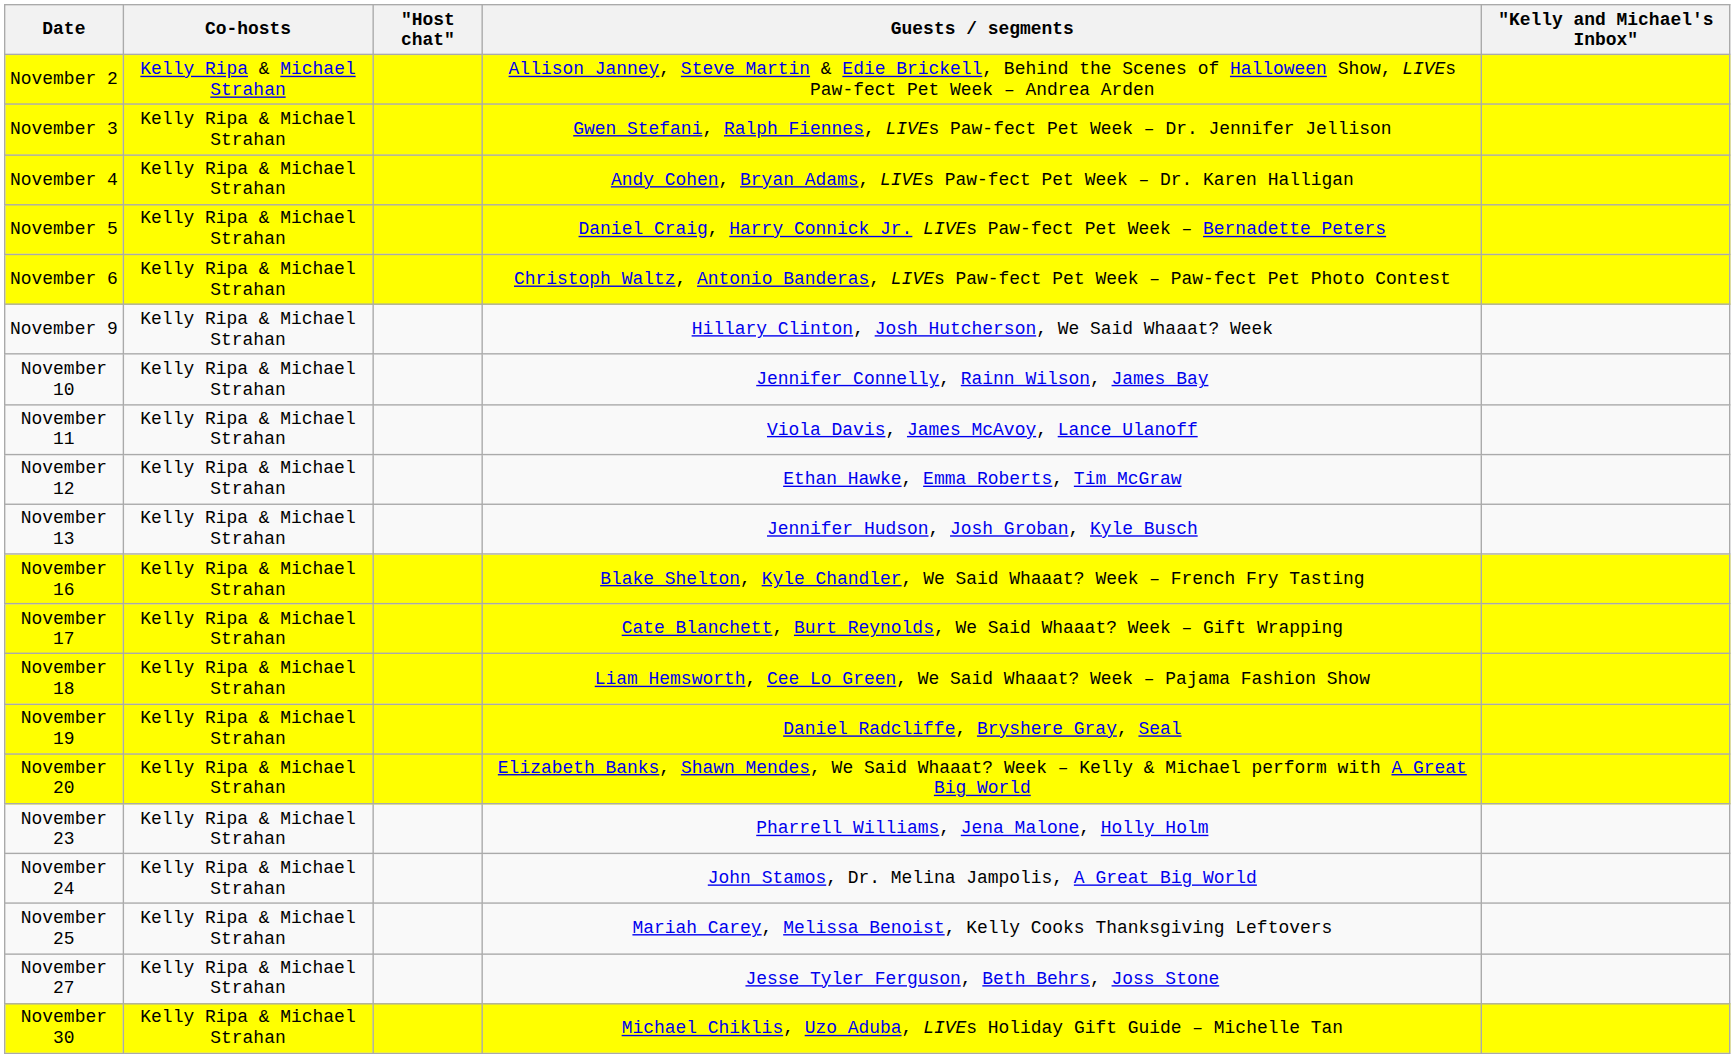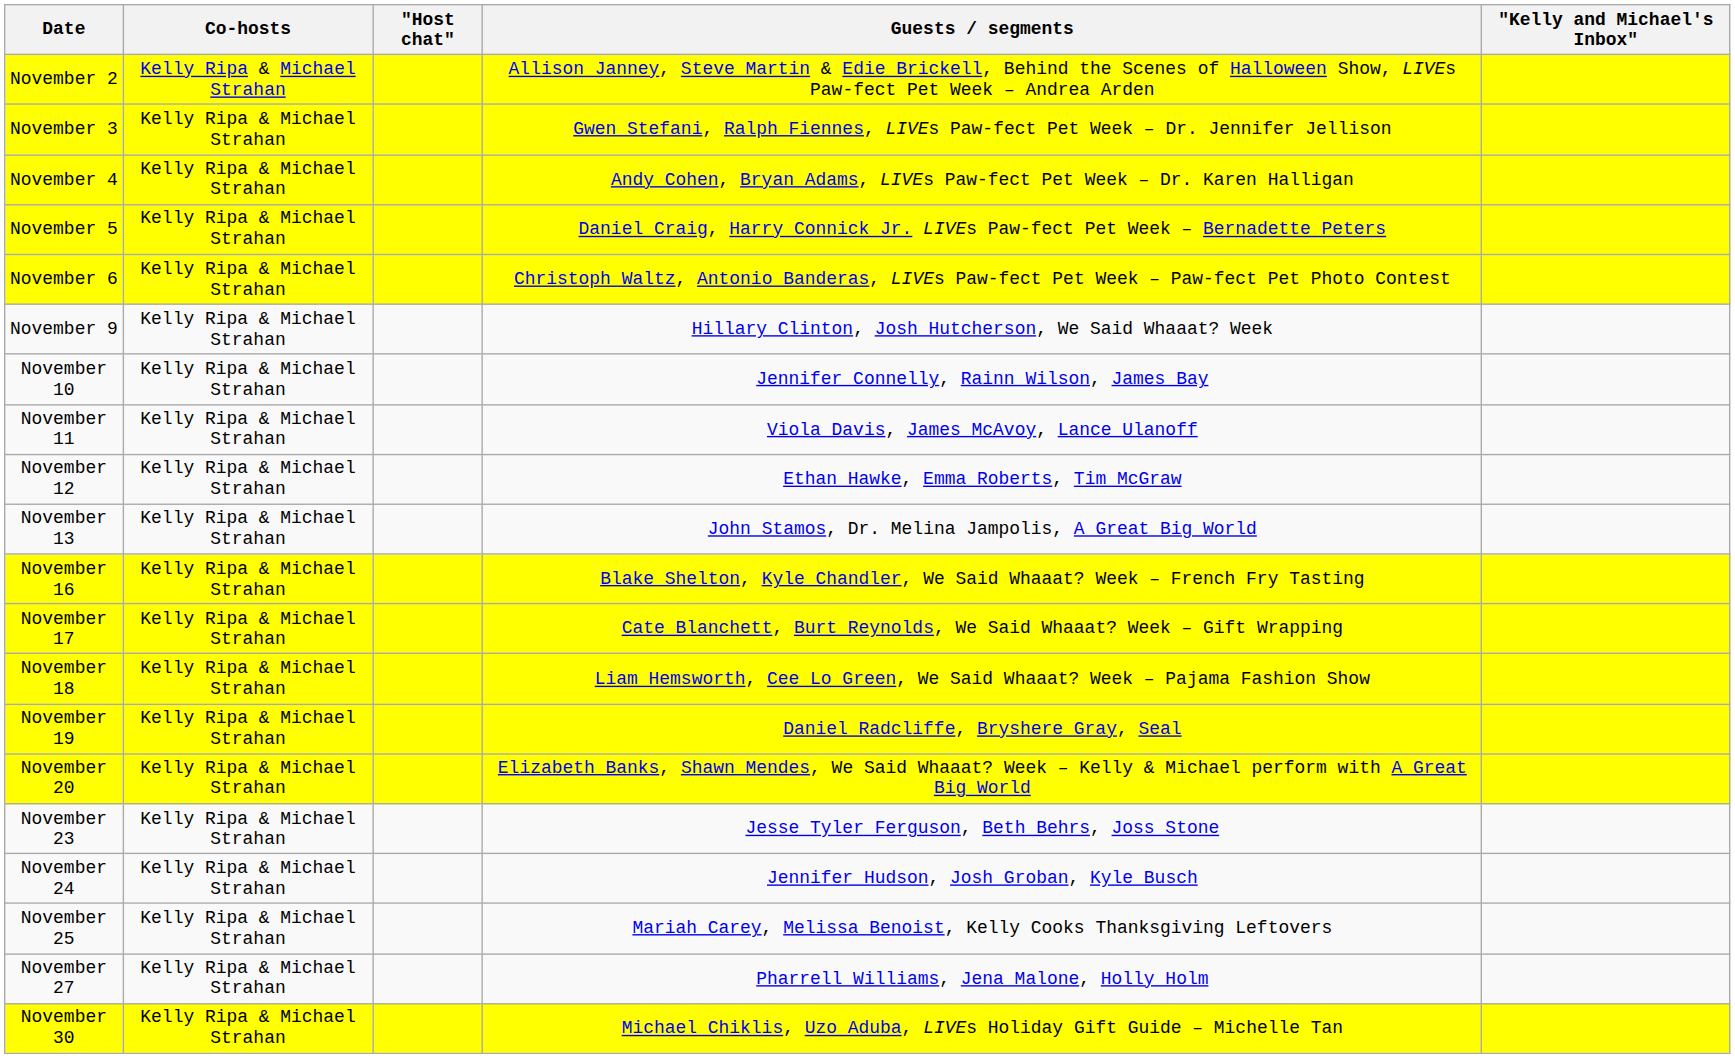(982, 529) Jennifer Hudson, Josh Groban, Kyle Busch -> (982, 529) John Stamos, Dr. Melina Jampolis, A Great Big World
(982, 829) Pharrell Williams, Jena Malone, Holly Holm -> (982, 829) Jesse Tyler Ferguson, Beth Behrs, Joss Stone
(982, 879) John Stamos, Dr. Melina Jampolis, A Great Big World -> (982, 879) Jennifer Hudson, Josh Groban, Kyle Busch
(982, 978) Jesse Tyler Ferguson, Beth Behrs, Joss Stone -> (982, 978) Pharrell Williams, Jena Malone, Holly Holm
